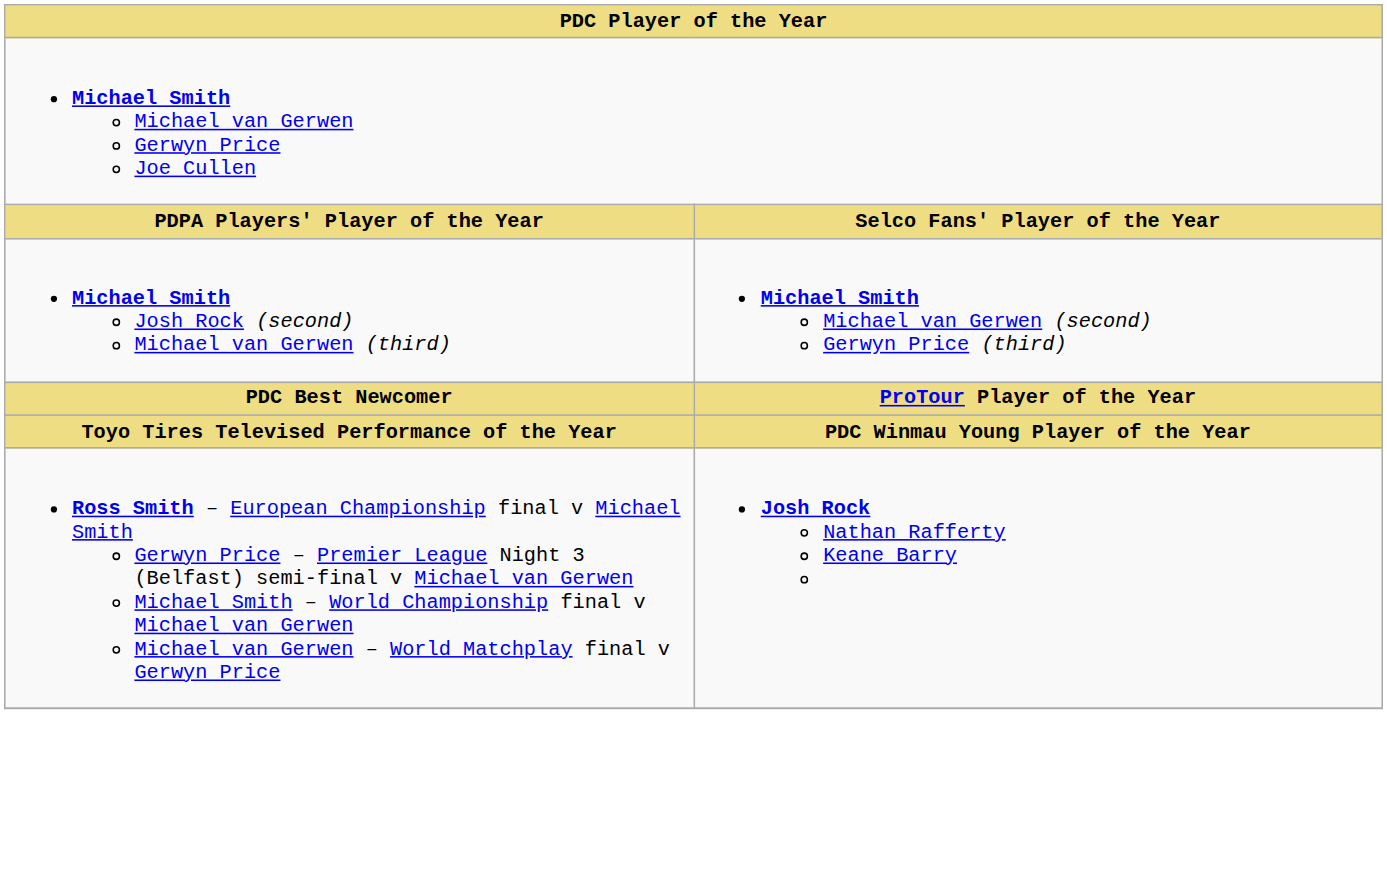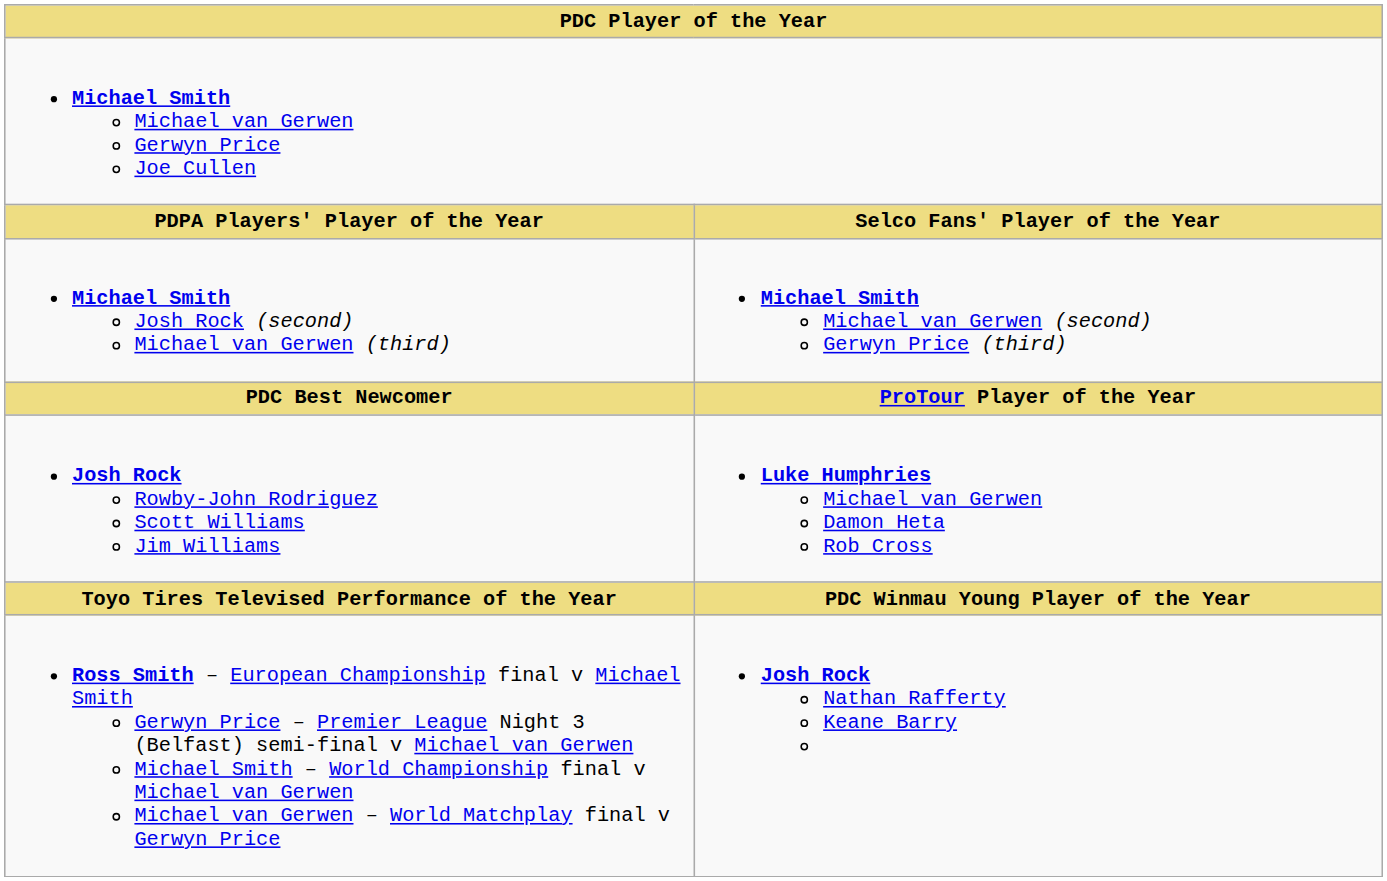+ row: (349, 510)
